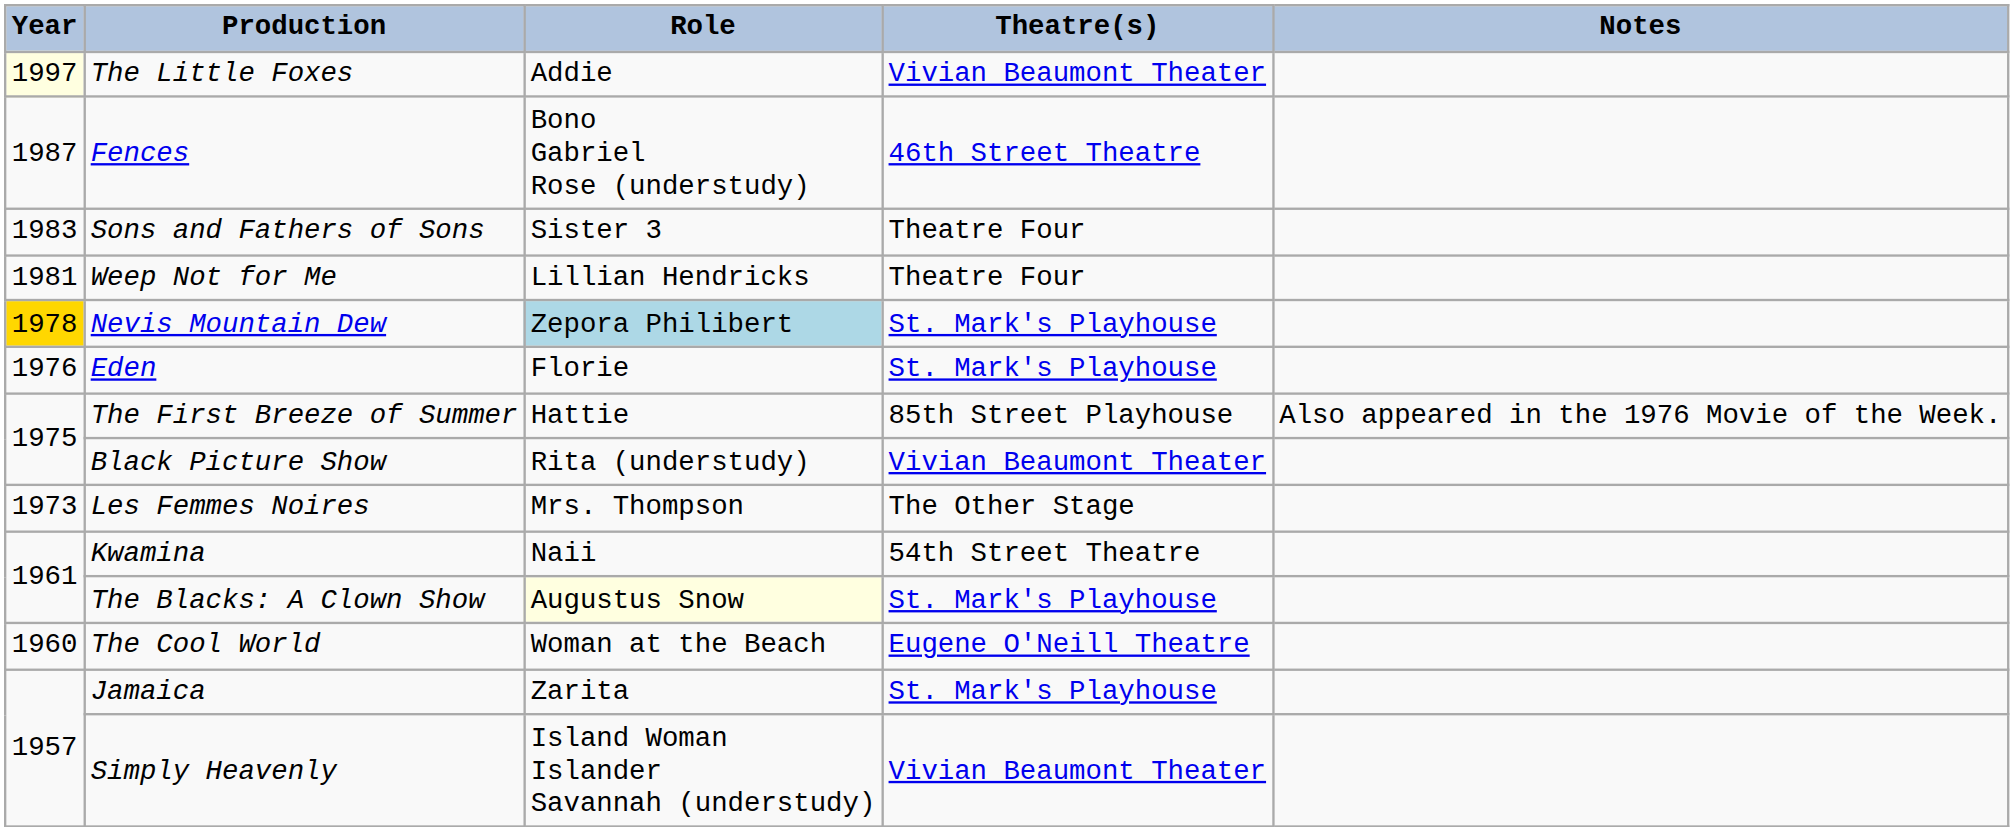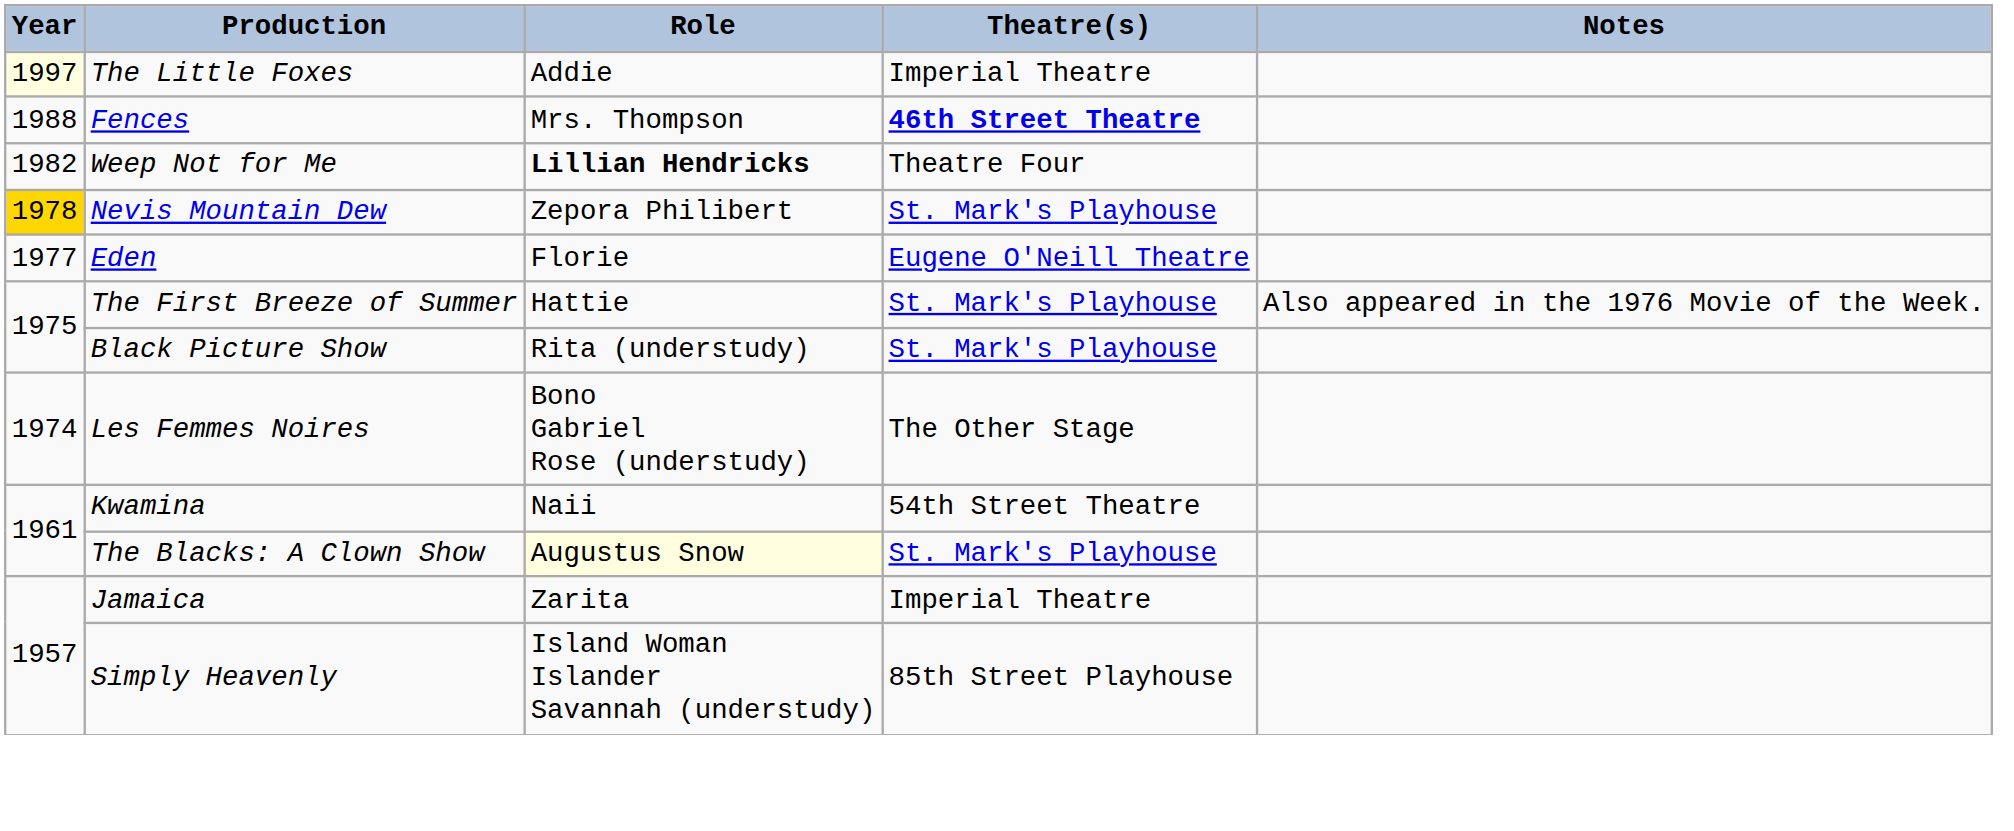(1077, 74) Vivian Beaumont Theater -> (1020, 74) Imperial Theatre
(45, 153) 1987 -> (45, 120) 1988
(670, 153) Bono Gabriel Rose (understudy) -> (637, 120) Mrs. Thompson
(1044, 153) normal -> (1044, 120) bold
- row: (288, 231)
(45, 277) 1981 -> (45, 166) 1982
(670, 277) normal -> (670, 166) bold
(662, 323) lightblue background -> (662, 212) no background
(45, 369) 1976 -> (45, 258) 1977
(1053, 369) St. Mark's Playhouse -> (1069, 258) Eugene O'Neill Theatre
(1061, 415) 85th Street Playhouse -> (1053, 304) St. Mark's Playhouse
(1077, 461) Vivian Beaumont Theater -> (1053, 350) St. Mark's Playhouse
(45, 507) 1973 -> (45, 429) 1974
(637, 507) Mrs. Thompson -> (670, 429) Bono Gabriel Rose (understudy)
- row: (206, 645)
(1053, 691) St. Mark's Playhouse -> (1020, 599) Imperial Theatre
(1077, 770) Vivian Beaumont Theater -> (1061, 678) 85th Street Playhouse
